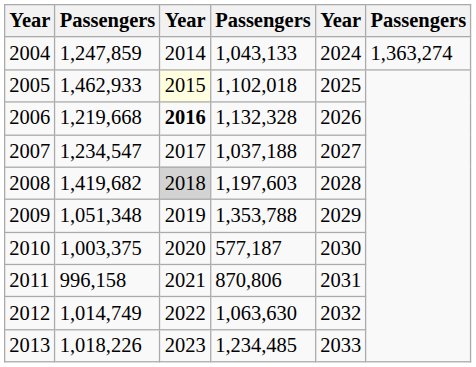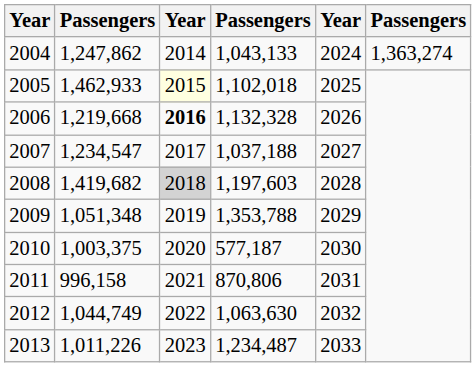(101, 53) 1,247,859 -> (101, 53) 1,247,862
(101, 313) 1,014,749 -> (101, 313) 1,044,749
(101, 345) 1,018,226 -> (100, 345) 1,011,226
(256, 345) 1,234,485 -> (256, 345) 1,234,487
